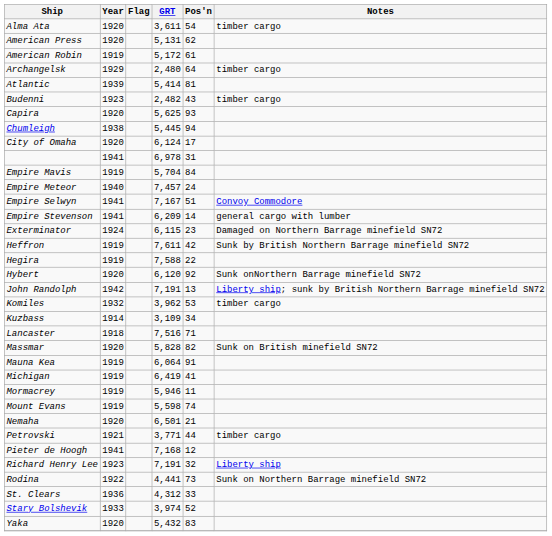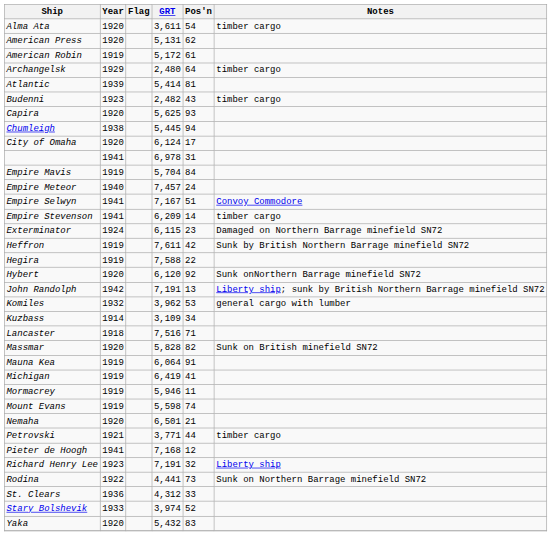(284, 216) general cargo with lumber -> (249, 216) timber cargo
(249, 304) timber cargo -> (284, 304) general cargo with lumber
